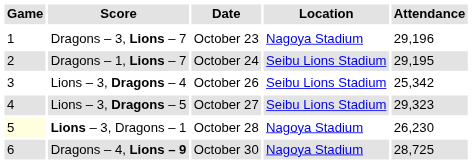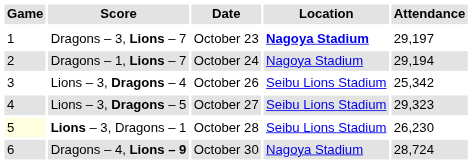(315, 38) normal -> (317, 38) bold
(414, 38) 29,196 -> (414, 38) 29,197
(326, 61) Seibu Lions Stadium -> (315, 61) Nagoya Stadium
(414, 61) 29,195 -> (414, 61) 29,194
(315, 127) Nagoya Stadium -> (326, 127) Seibu Lions Stadium
(414, 149) 28,725 -> (414, 149) 28,724
